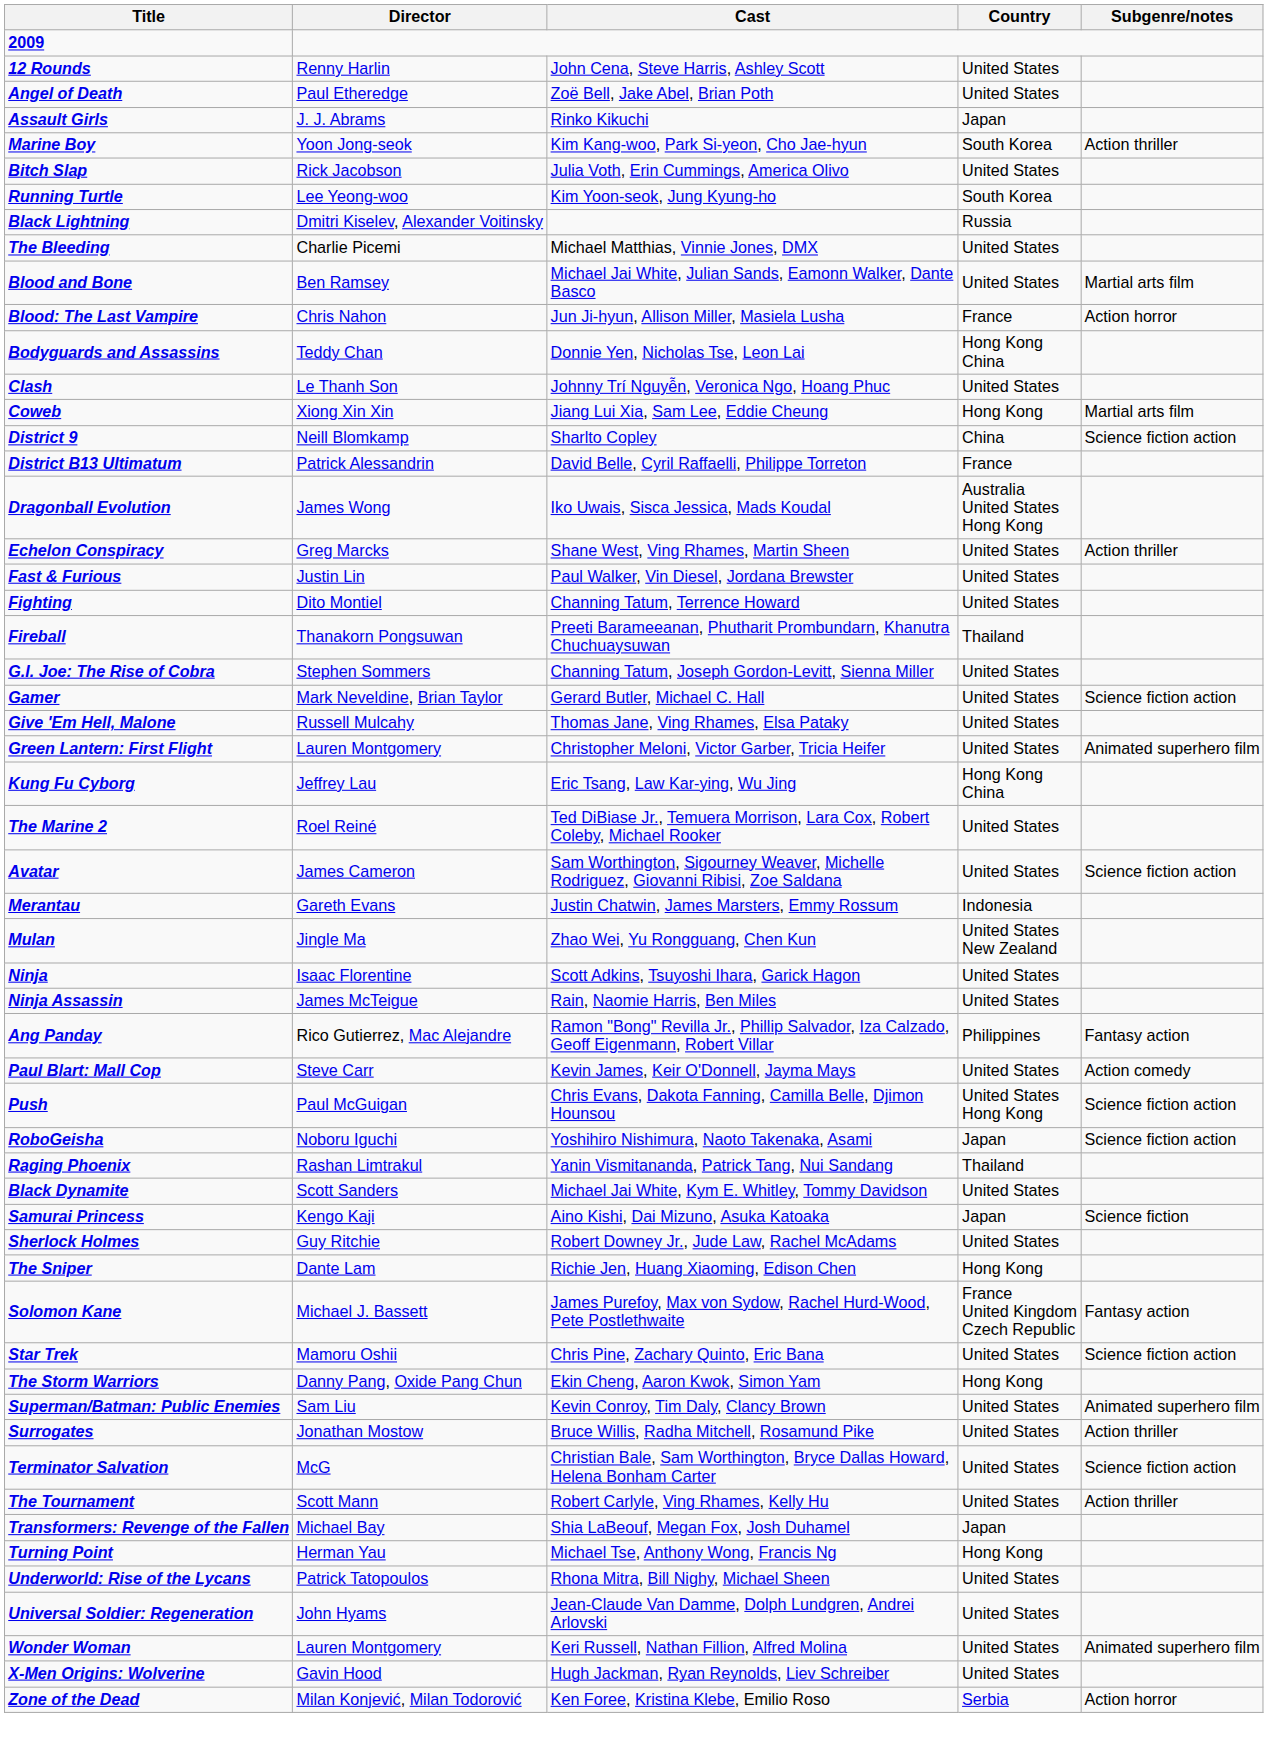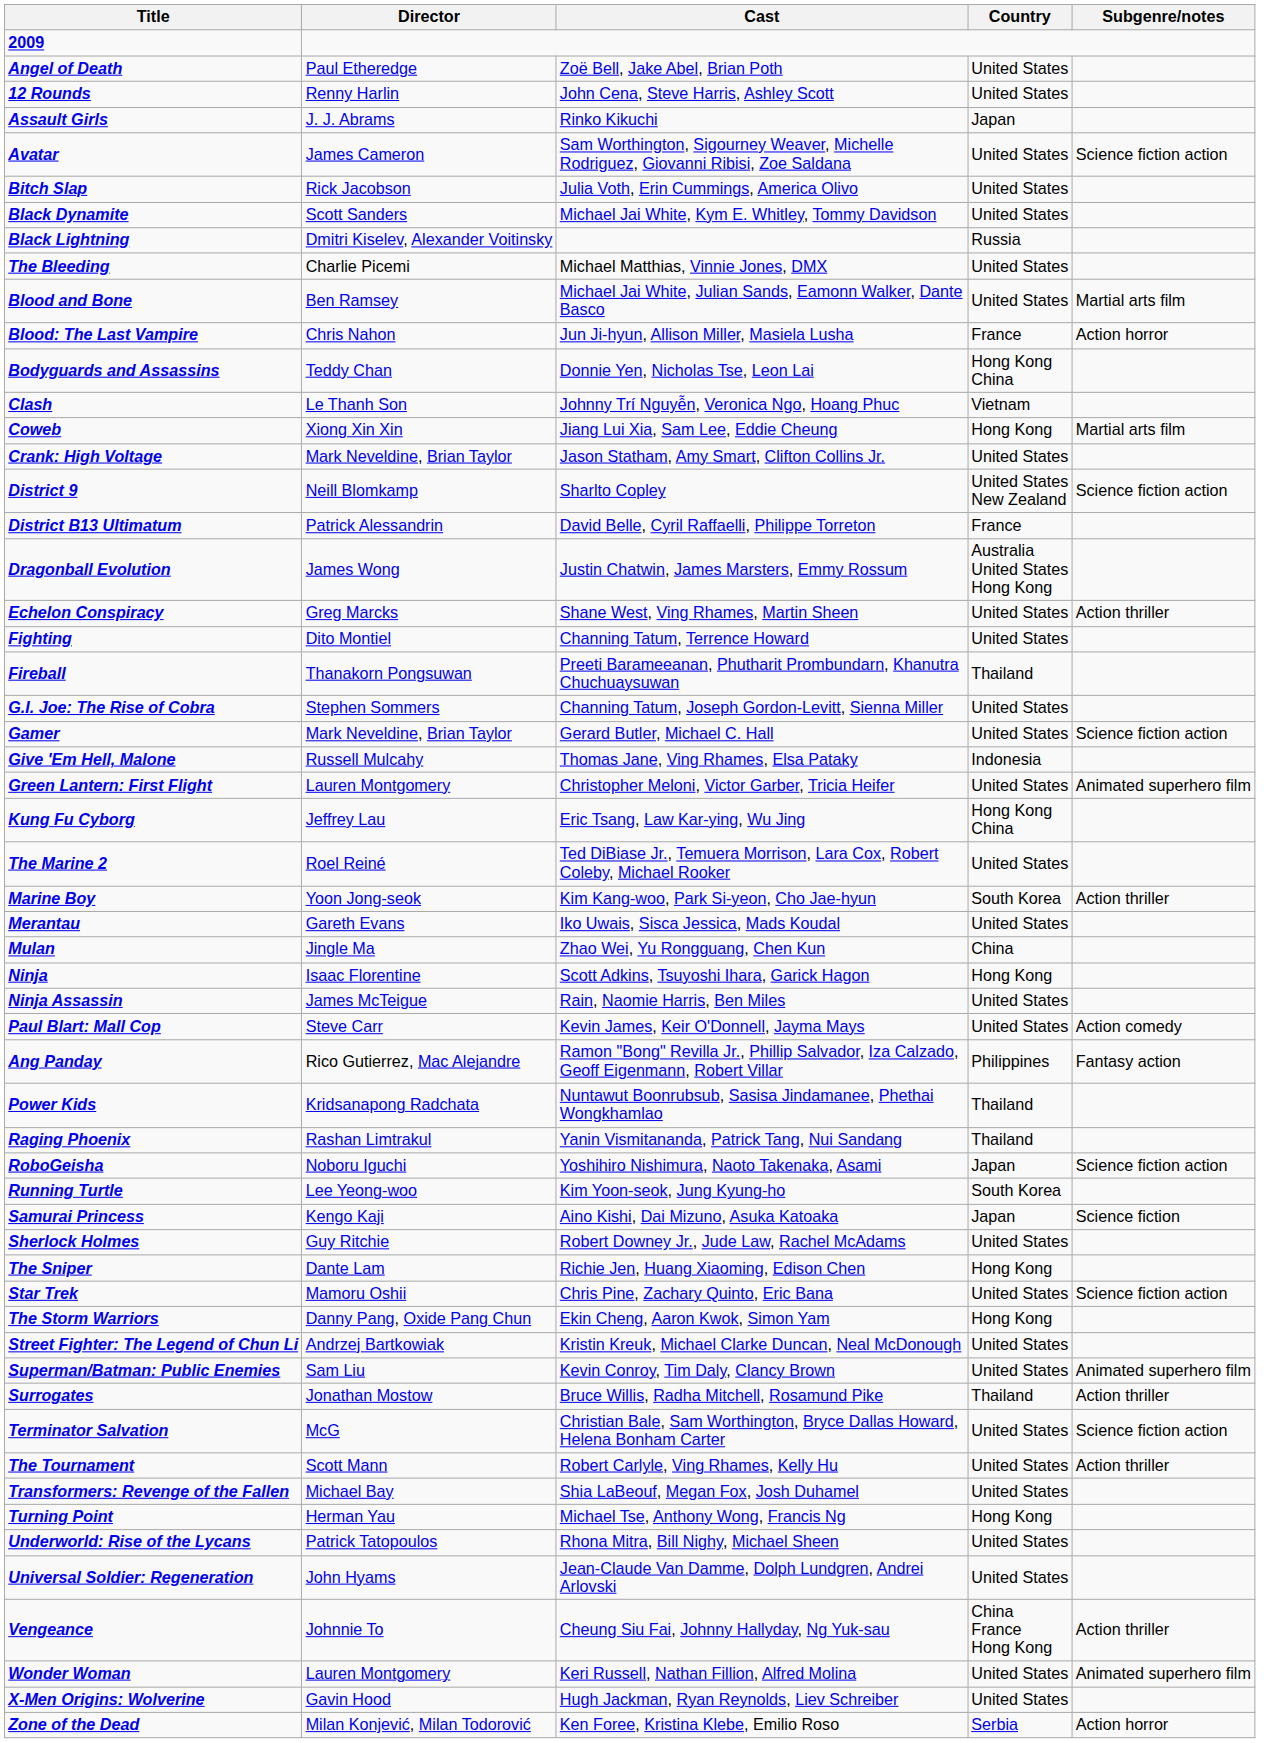rows swapped: (50, 68) <-> (65, 94)
rows swapped: (33, 871) <-> (52, 145)
rows swapped: (68, 1191) <-> (66, 196)
(1011, 386) United States -> (1001, 405) Vietnam
+ row: (85, 456)
(983, 438) China -> (1020, 491) United States New Zealand
(691, 507) Iko Uwais, Sisca Jessica, Mads Koudal -> (734, 569) Justin Chatwin, James Marsters, Emmy Rossum
- row: (65, 576)
(1011, 723) United States -> (1006, 759) Indonesia
(724, 905) Justin Chatwin, James Marsters, Emmy Rossum -> (700, 924) Iko Uwais, Sisca Jessica, Mads Koudal
(997, 905) Indonesia -> (1020, 924) United States
(1011, 940) United States New Zealand -> (992, 949) China
(1011, 975) United States -> (1012, 975) Hong Kong
rows swapped: (55, 1035) <-> (85, 1070)
+ row: (52, 1105)
- row: (28, 1105)
rows swapped: (69, 1165) <-> (56, 1139)
- row: (65, 1311)
+ row: (153, 1344)
(1011, 1432) United States -> (1002, 1396) Thailand
(984, 1527) Japan -> (1020, 1491) United States
+ row: (51, 1630)
